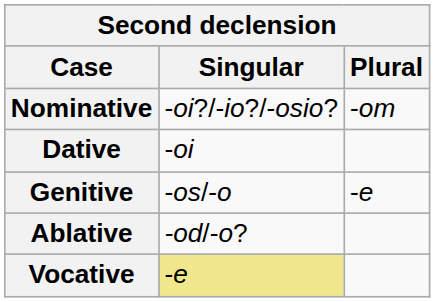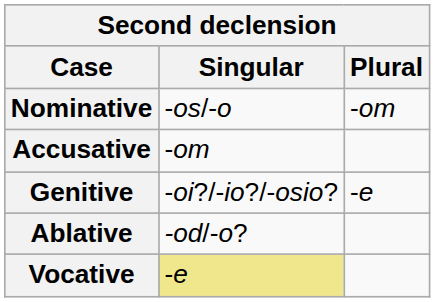(251, 108) -oi?/-io?/-osio? -> (198, 108) -os/-o
+ row: (82, 150)
- row: (82, 150)
(198, 191) -os/-o -> (251, 191) -oi?/-io?/-osio?
